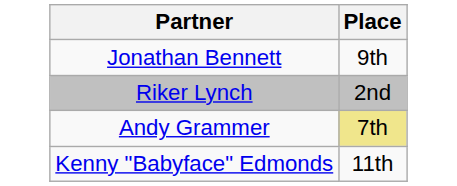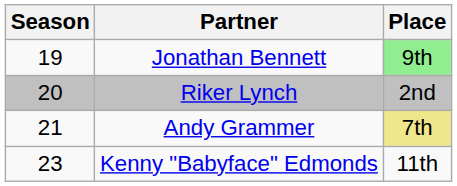+ column: (50, 22)
(373, 57) no background -> (417, 57) lightgreen background
